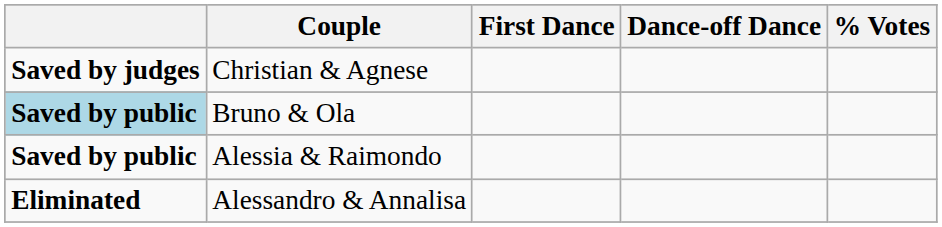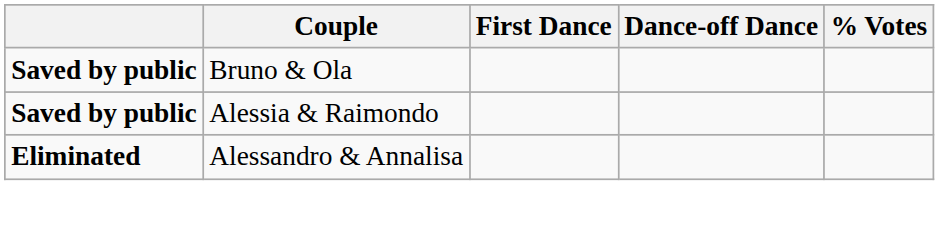- row: (320, 69)
(104, 112) lightblue background -> (104, 69) no background
